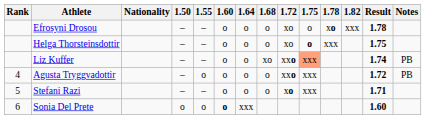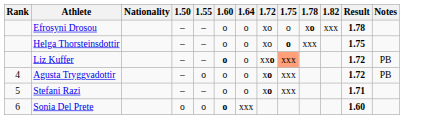- column: (267, 12)
(225, 59) normal -> (225, 59) bold
(378, 59) 1.74 -> (357, 59) 1.72
(288, 75) xxo -> (267, 75) xo
